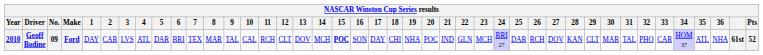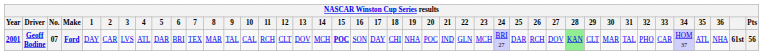(13, 40) 2010 -> (13, 40) 2001
(54, 40) 09 -> (54, 40) 07
(575, 40) no background -> (575, 40) lightgreen background
(752, 40) 52 -> (752, 40) 56
